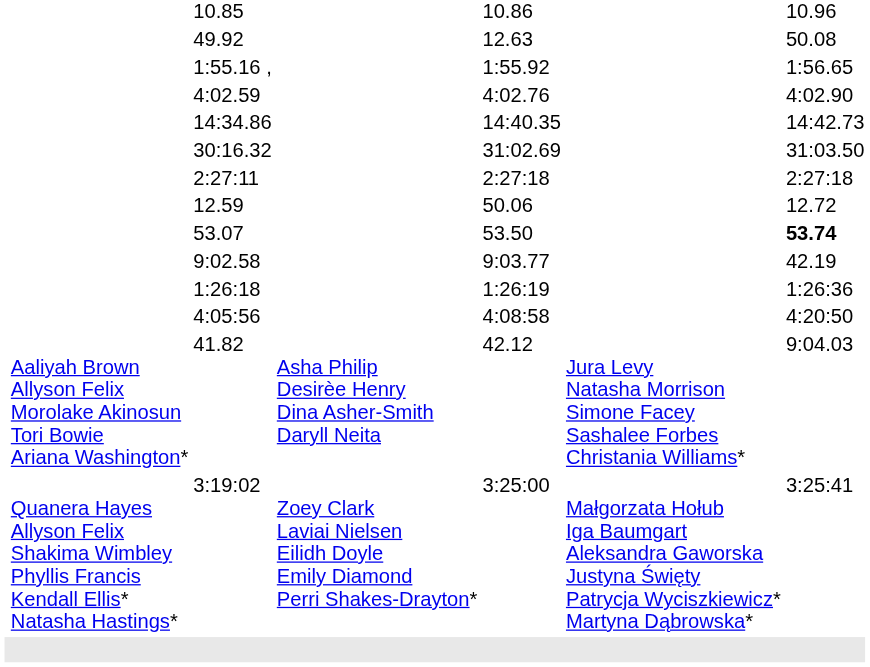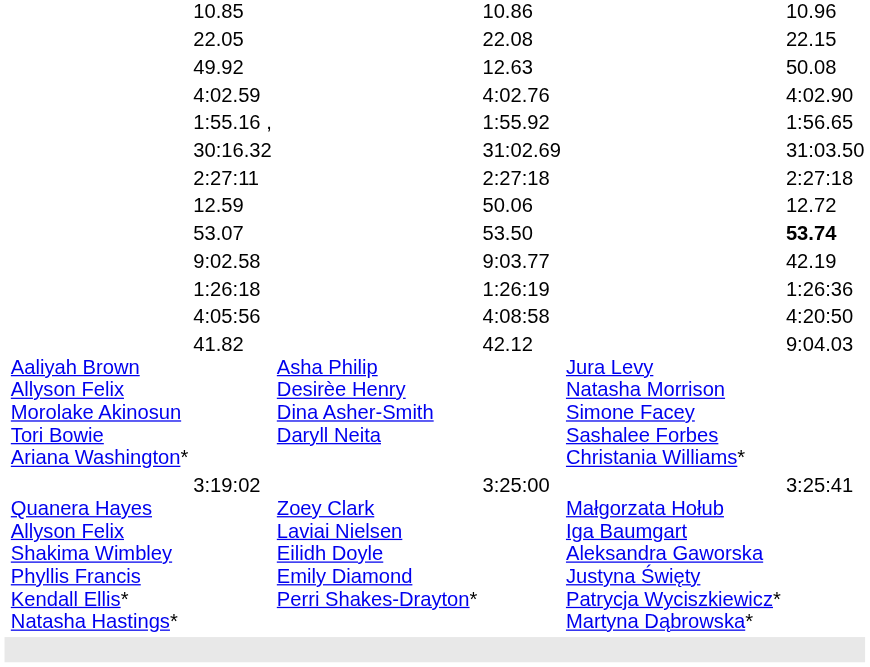+ row: (219, 39)
rows swapped: (233, 67) <-> (227, 95)
- row: (233, 122)
